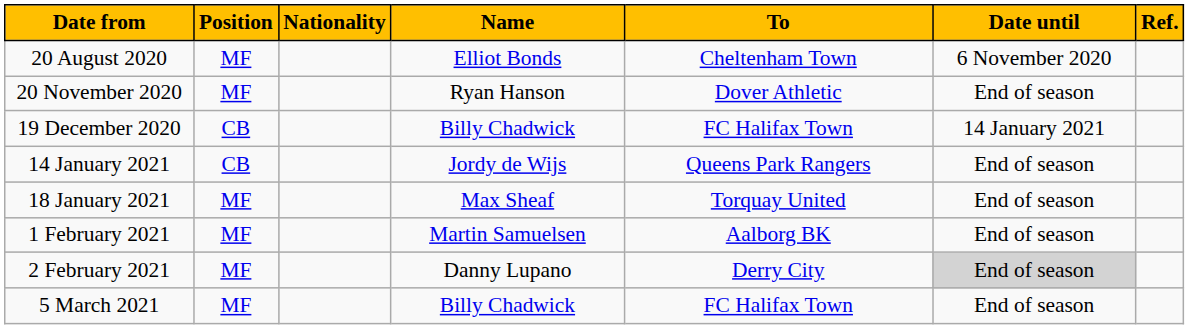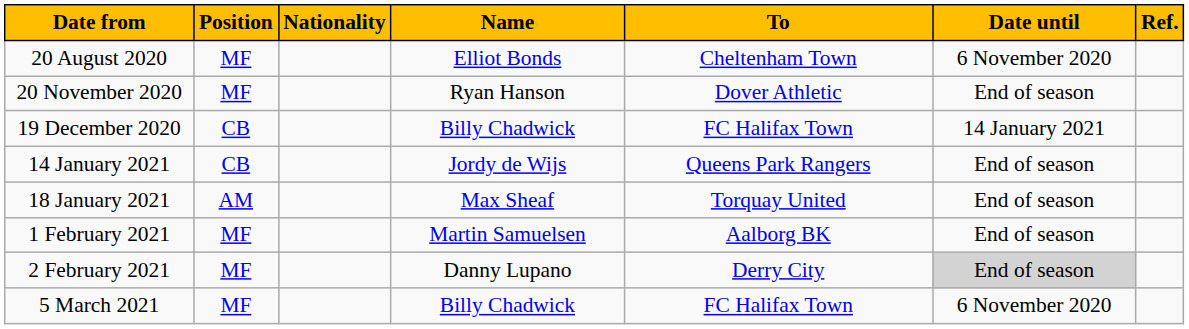(236, 199) MF -> (236, 199) AM
(1034, 305) End of season -> (1034, 305) 6 November 2020
